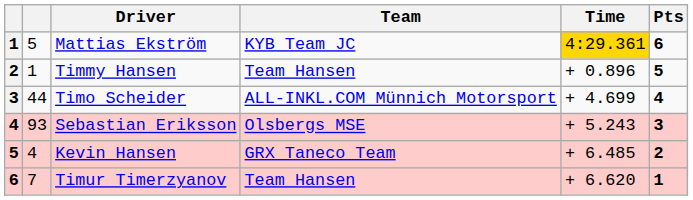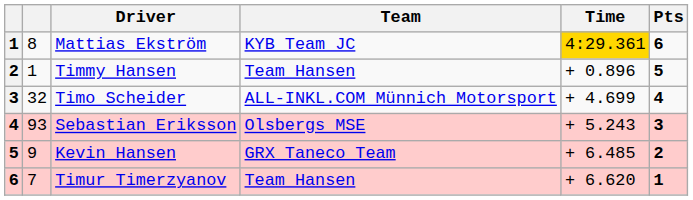(32, 46) 5 -> (32, 46) 8
(37, 100) 44 -> (37, 100) 32
(32, 154) 4 -> (32, 154) 9
